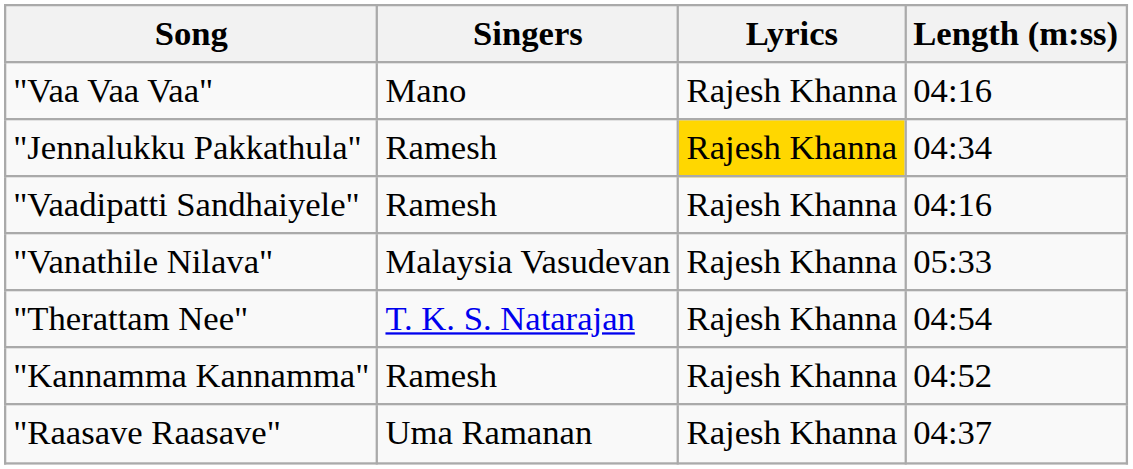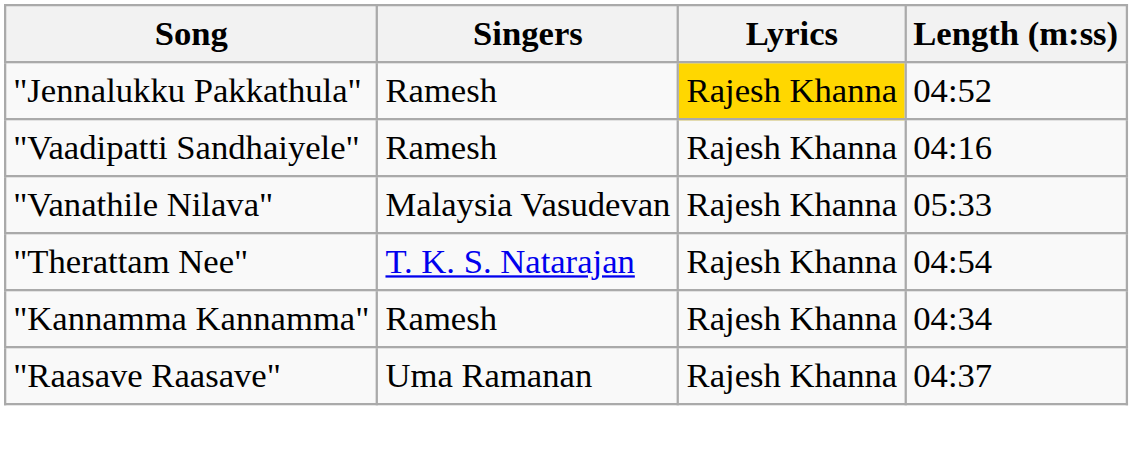- row: (113, 90)
(953, 147) 04:34 -> (953, 90) 04:52
(953, 376) 04:52 -> (953, 318) 04:34
